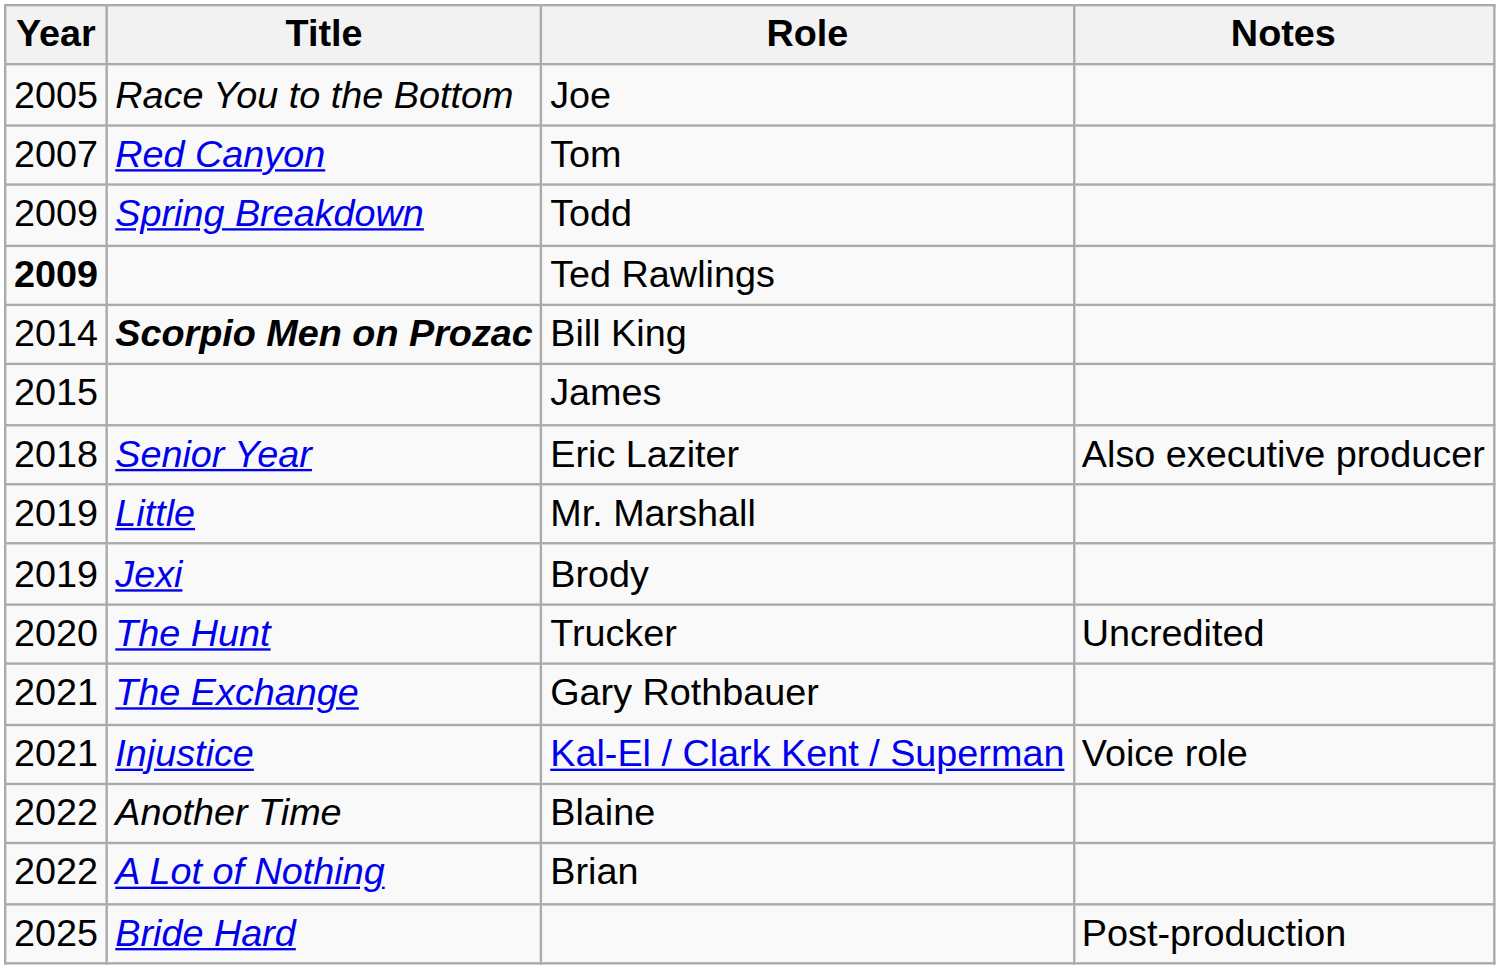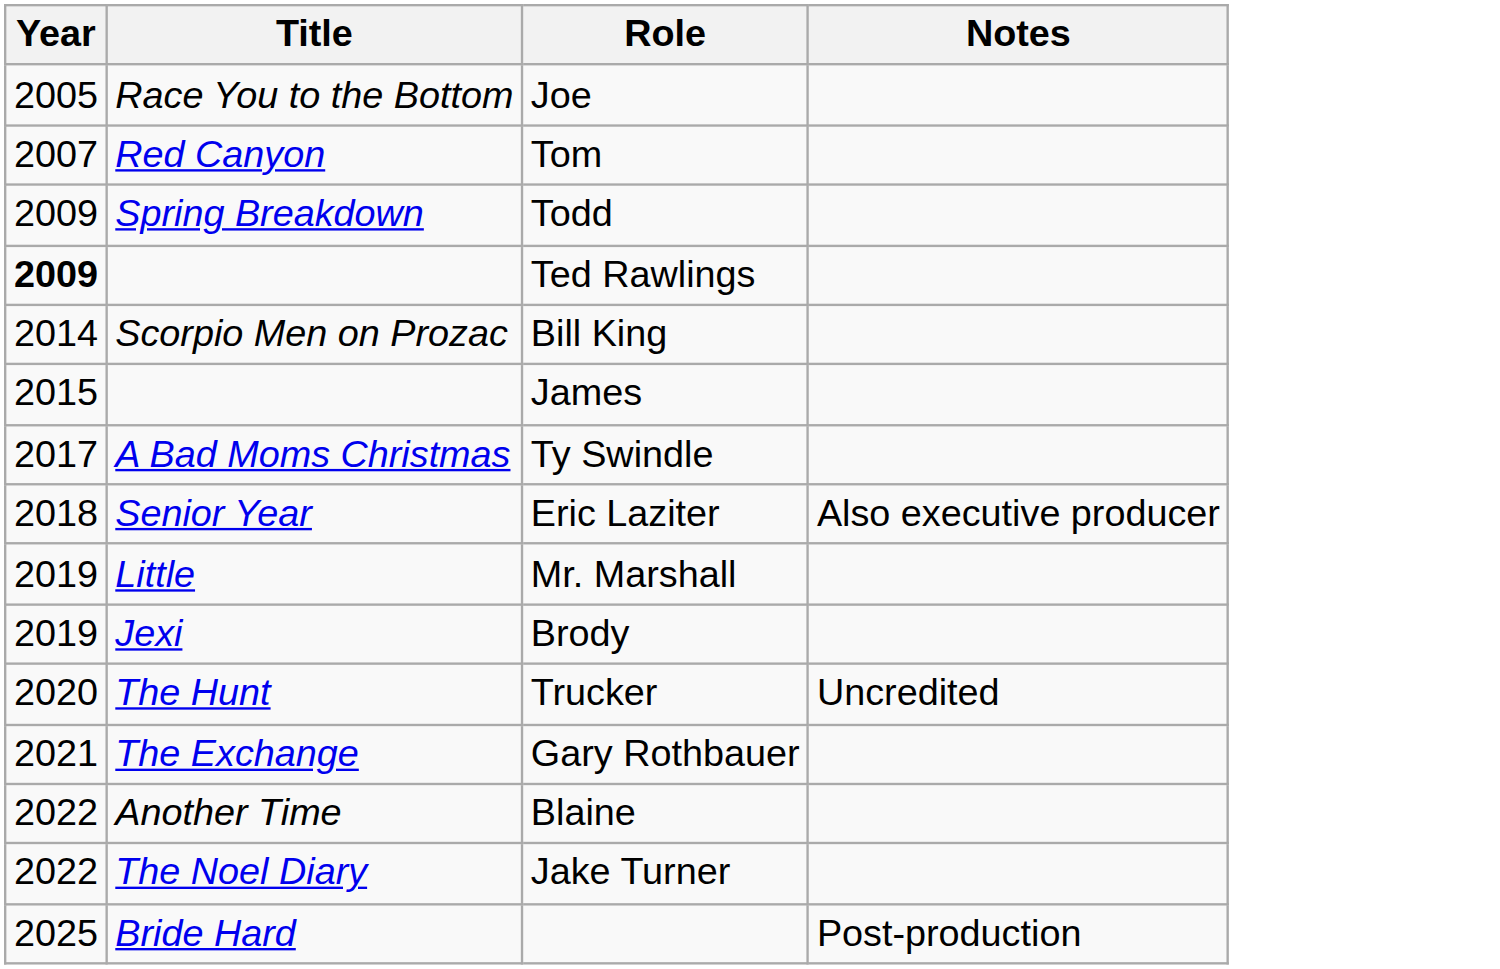(324, 333) bold -> (312, 333) normal
+ row: (622, 453)
- row: (807, 753)
+ row: (631, 872)
- row: (594, 872)
